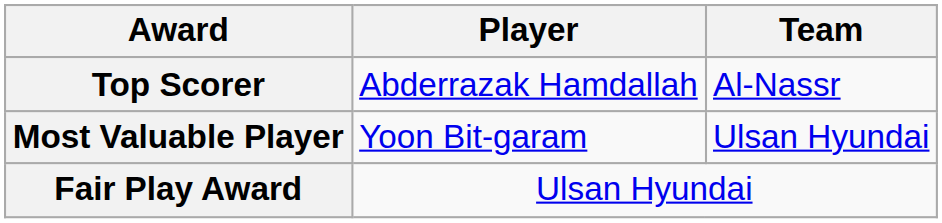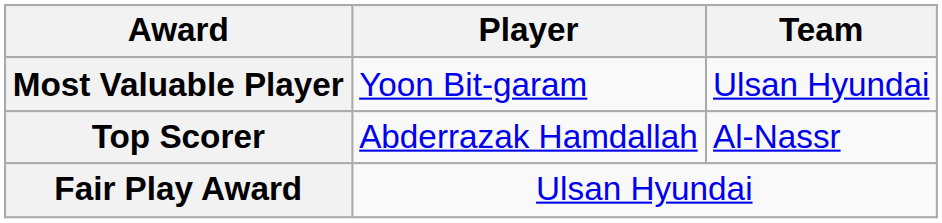rows swapped: (178, 136) <-> (178, 83)
